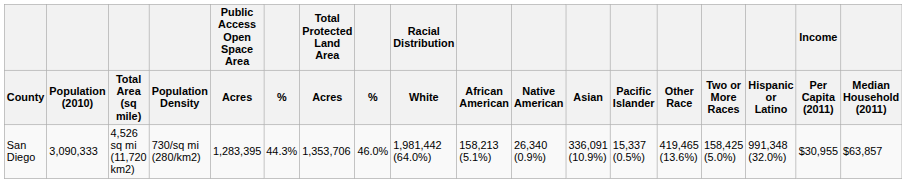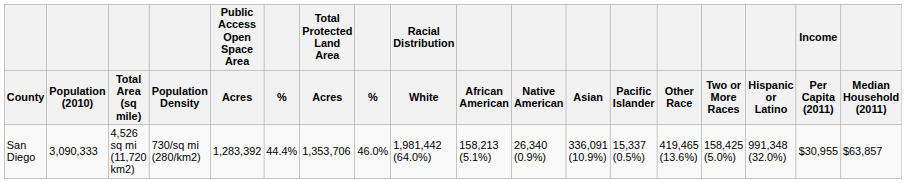(237, 151) 1,283,395 -> (237, 151) 1,283,392
(282, 151) 44.3% -> (282, 151) 44.4%
